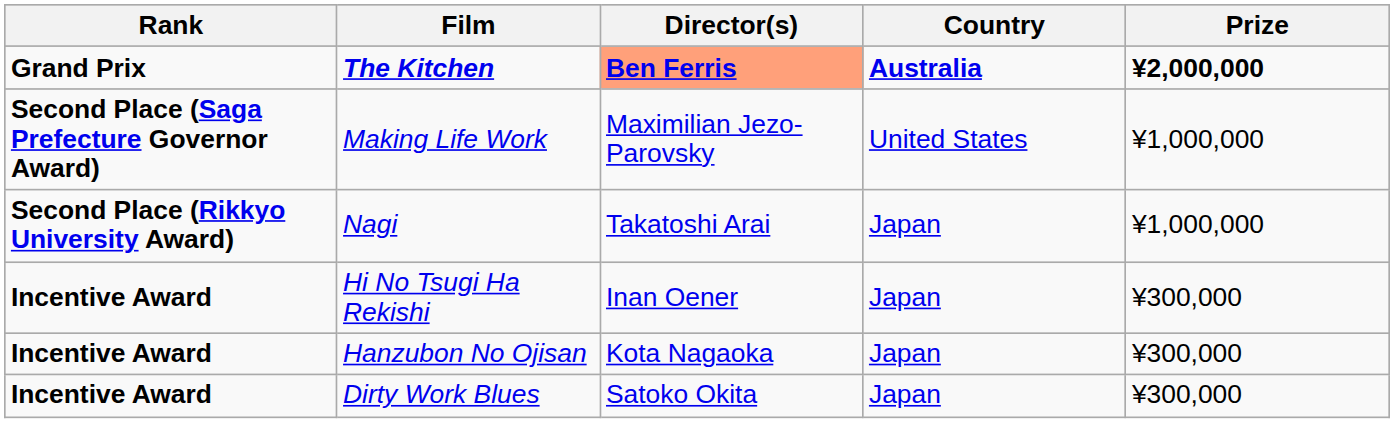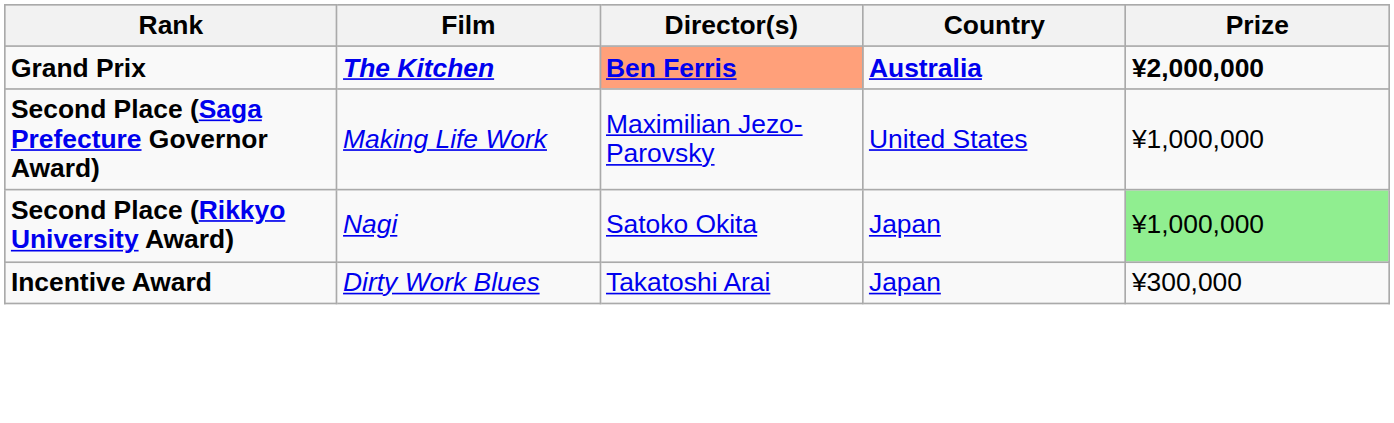(688, 225) Takatoshi Arai -> (682, 225) Satoko Okita
(1198, 225) no background -> (1198, 225) lightgreen background
- row: (431, 296)
- row: (465, 353)
(682, 395) Satoko Okita -> (688, 282) Takatoshi Arai
